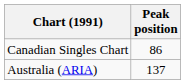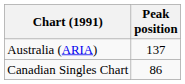rows swapped: (52, 69) <-> (68, 49)
